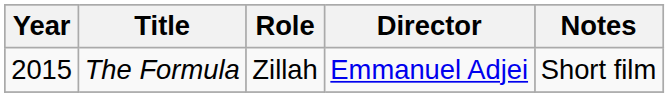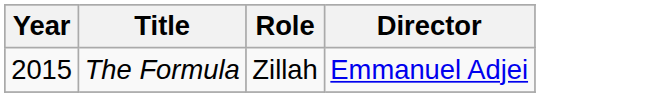- column: (598, 26)
